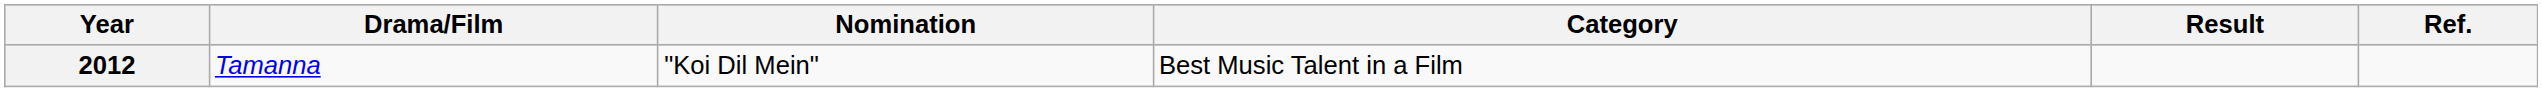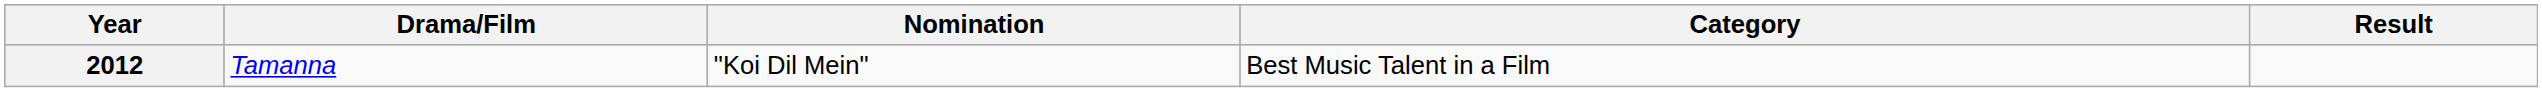- column: (2448, 24)
